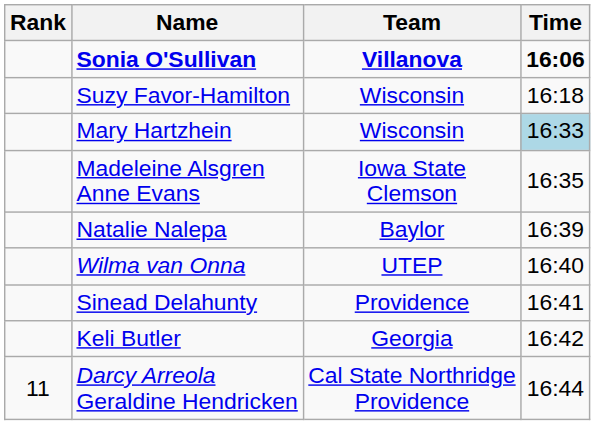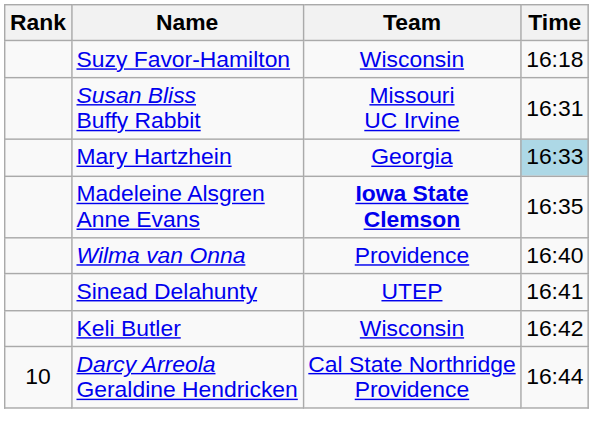- row: (166, 58)
+ row: (139, 108)
(412, 131) Wisconsin -> (412, 157) Georgia
(412, 180) normal -> (412, 206) bold
- row: (152, 229)
(412, 266) UTEP -> (412, 255) Providence
(412, 302) Providence -> (412, 291) UTEP
(412, 338) Georgia -> (412, 328) Wisconsin
(38, 387) 11 -> (38, 377) 10
